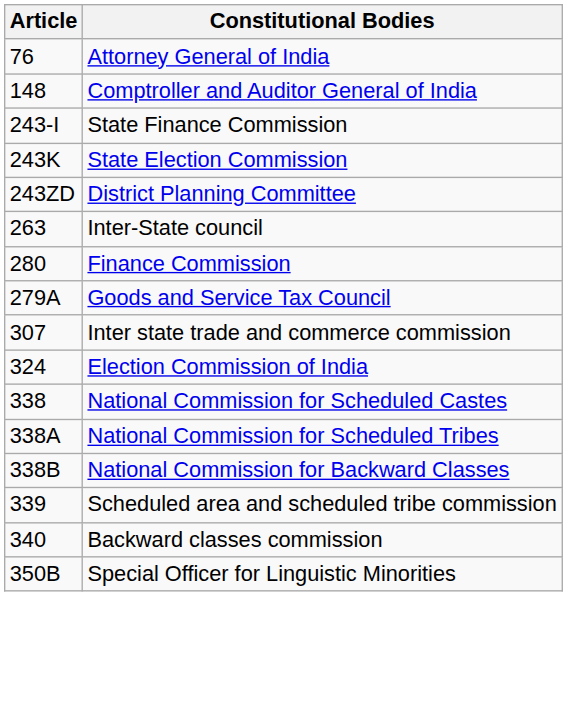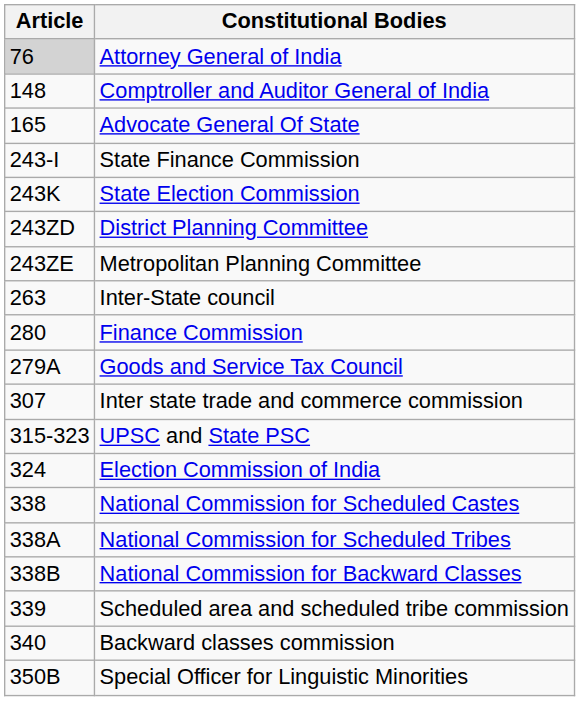(22, 56) no background -> (22, 56) lightgrey background
+ row: (230, 125)
+ row: (260, 263)
+ row: (205, 435)
